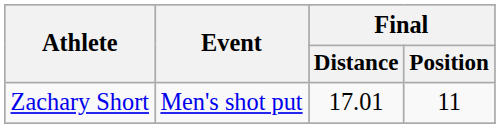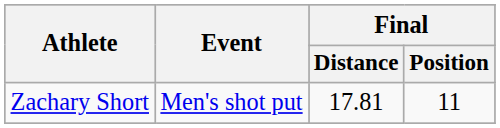(356, 103) 17.01 -> (356, 103) 17.81
